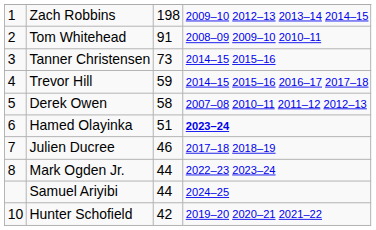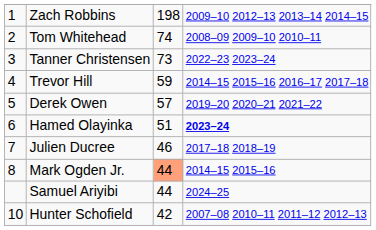(164, 37) 91 -> (164, 37) 74
(231, 60) 2014–15 2015–16 -> (231, 60) 2022–23 2023–24
(164, 103) 58 -> (164, 103) 57
(276, 104) 2007–08 2010–11 2011–12 2012–13 -> (254, 104) 2019–20 2020–21 2021–22
(164, 170) no background -> (164, 170) lightsalmon background
(231, 170) 2022–23 2023–24 -> (231, 170) 2014–15 2015–16
(254, 214) 2019–20 2020–21 2021–22 -> (276, 214) 2007–08 2010–11 2011–12 2012–13
